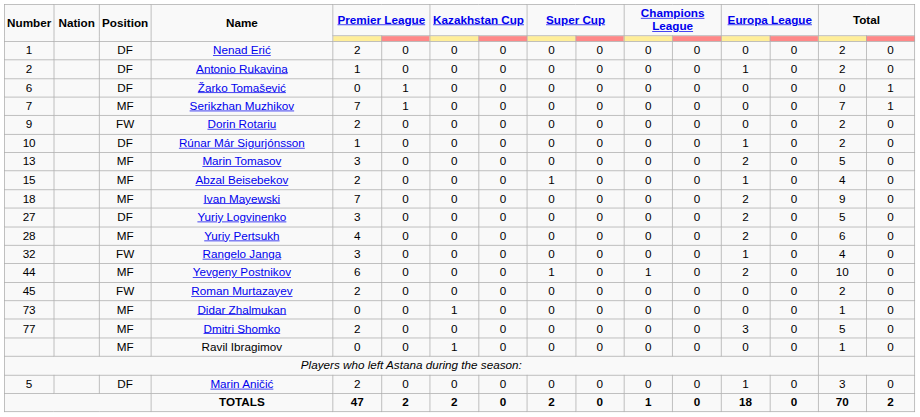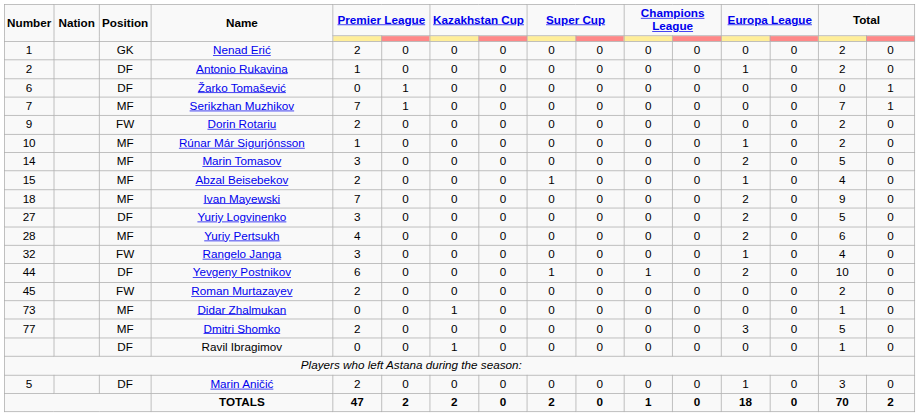(125, 50) DF -> (125, 50) GK
(125, 143) DF -> (125, 143) MF
(29, 161) 13 -> (29, 161) 14
(125, 273) MF -> (125, 273) DF
(125, 347) MF -> (125, 347) DF
